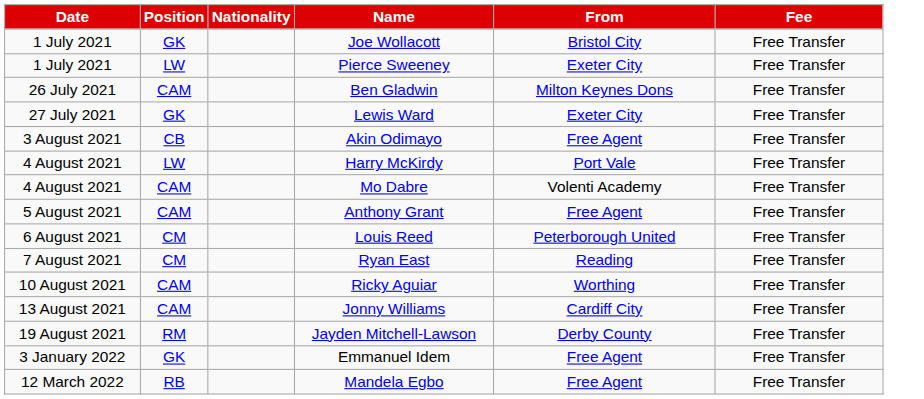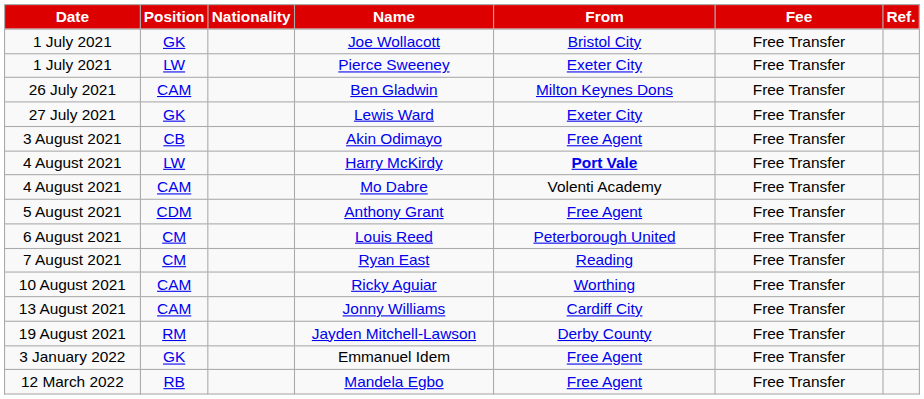+ column: (901, 17)
(604, 163) normal -> (604, 163) bold
(174, 212) CAM -> (174, 212) CDM
